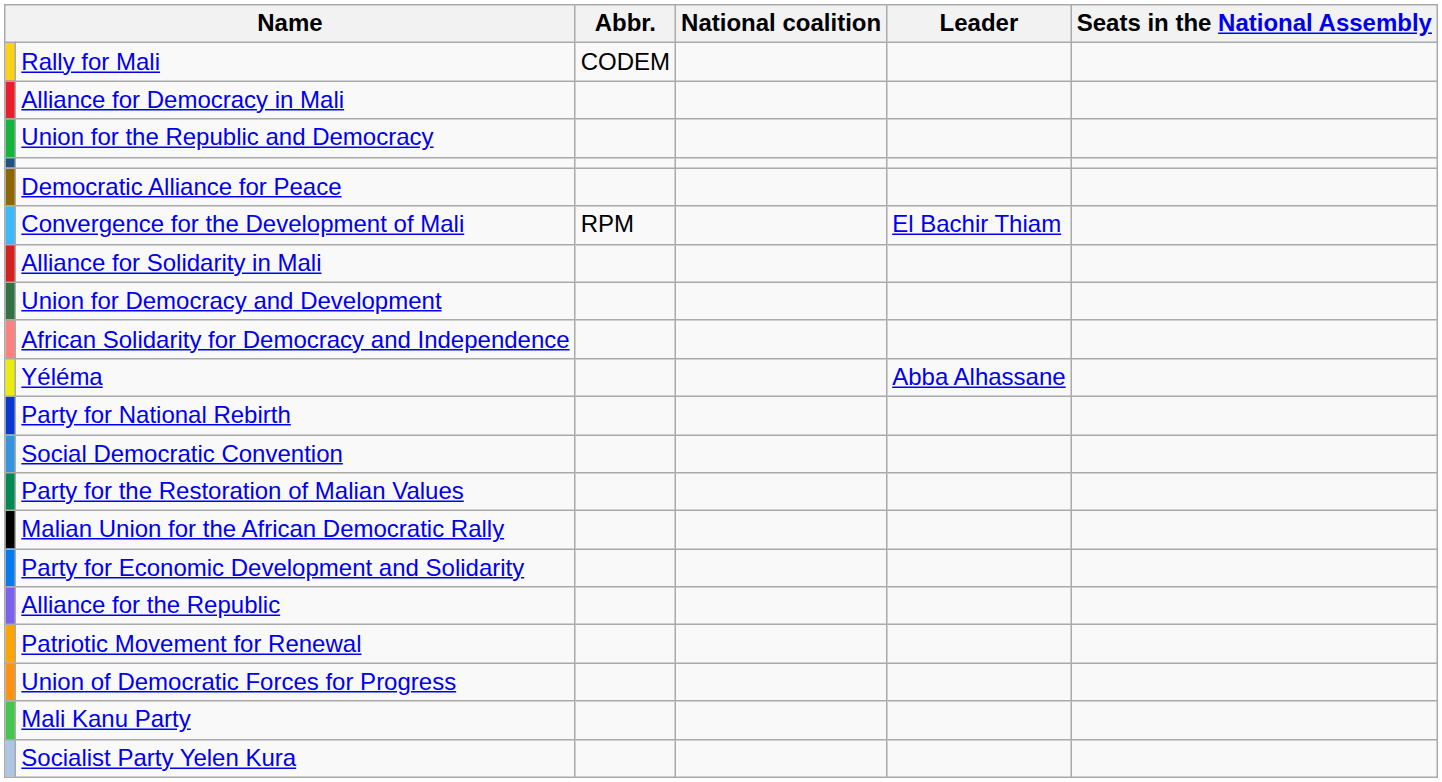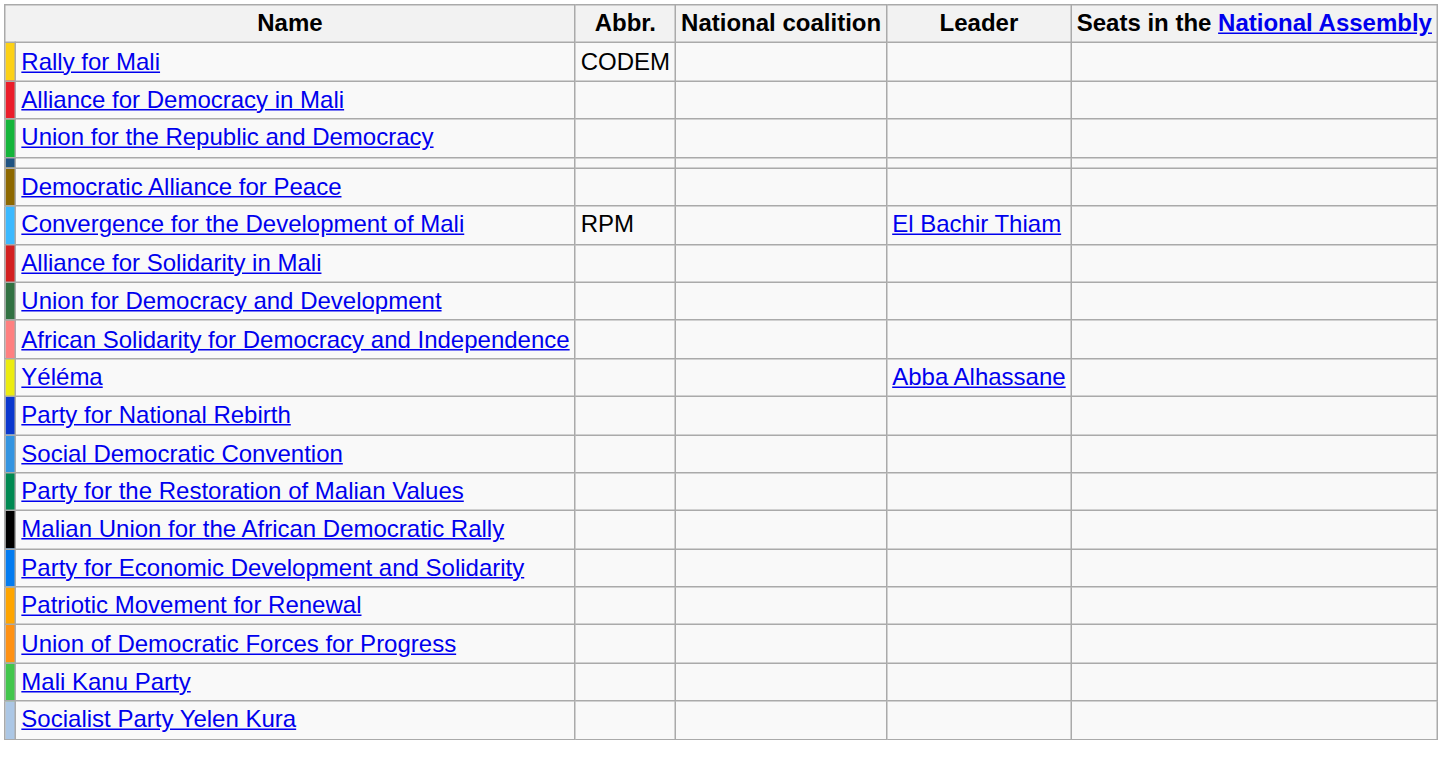- row: (151, 605)
